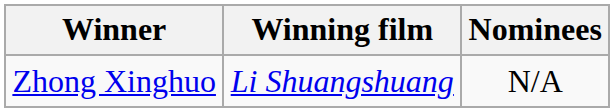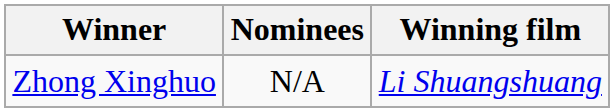columns swapped: (342, 29) <-> (535, 29)
